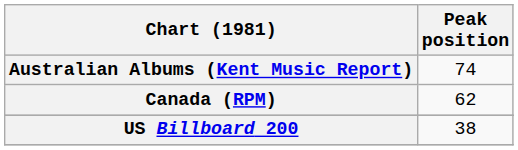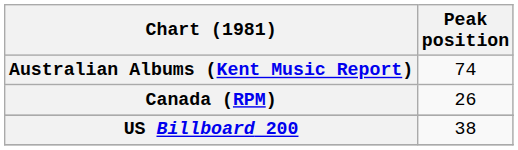(466, 100) 62 -> (466, 100) 26
